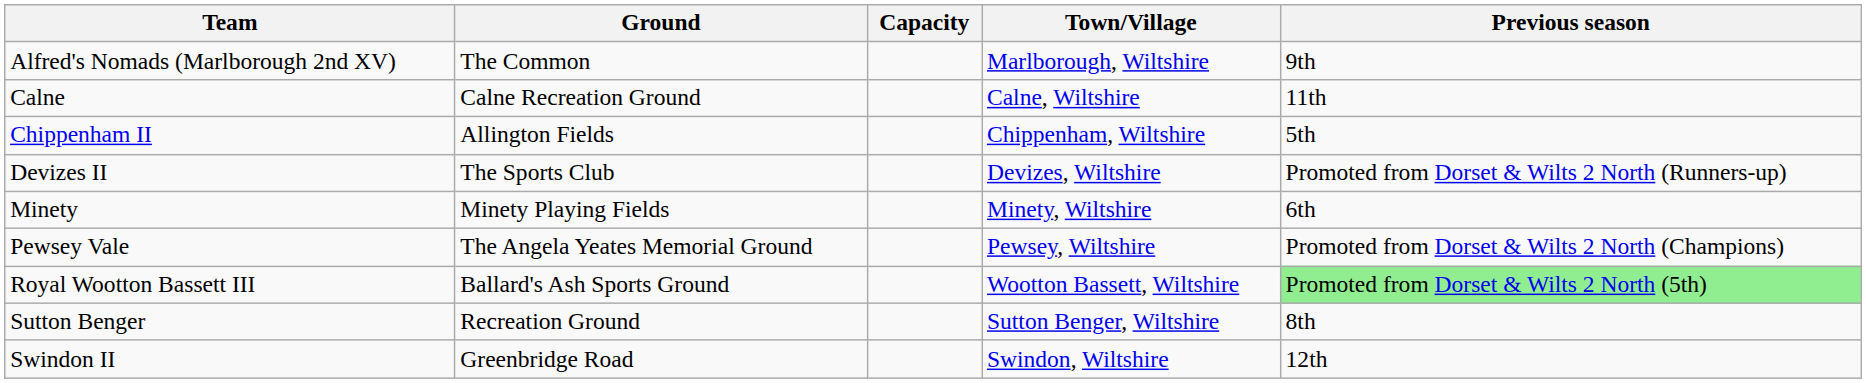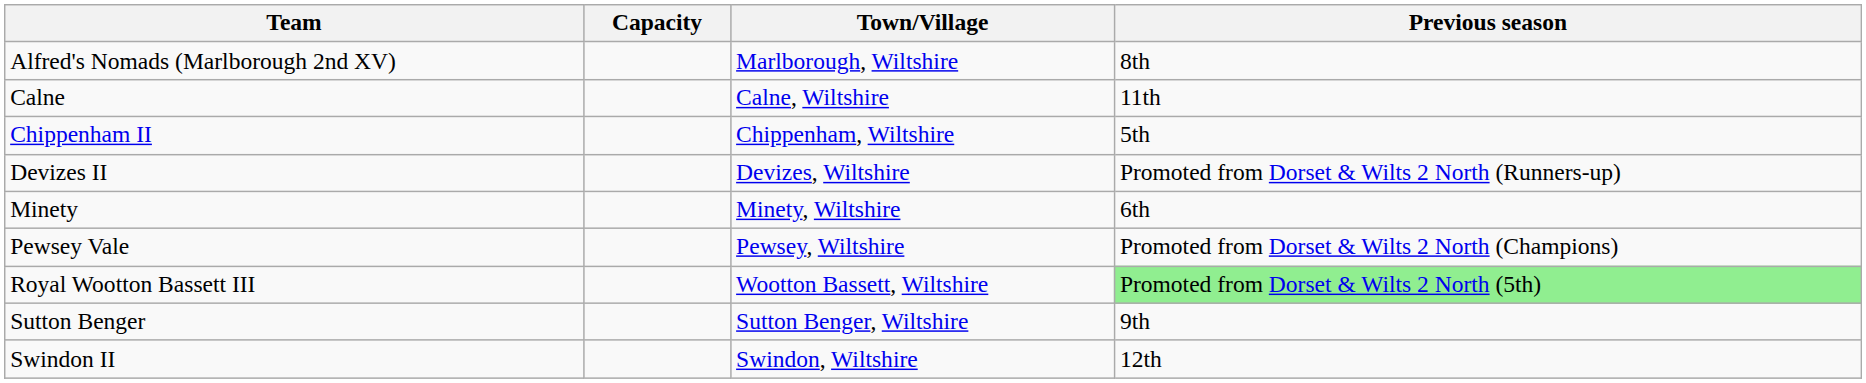- column: (661, 23)
(1301, 60) 9th -> (1135, 60) 8th
(1301, 321) 8th -> (1135, 321) 9th
